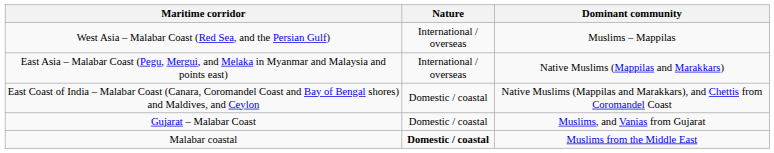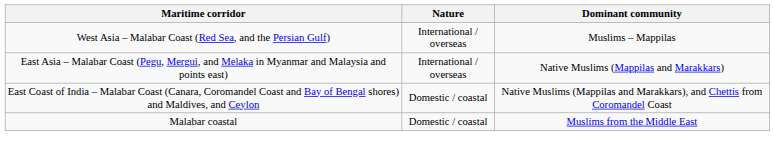- row: (203, 121)
(448, 139) bold -> (448, 121) normal
